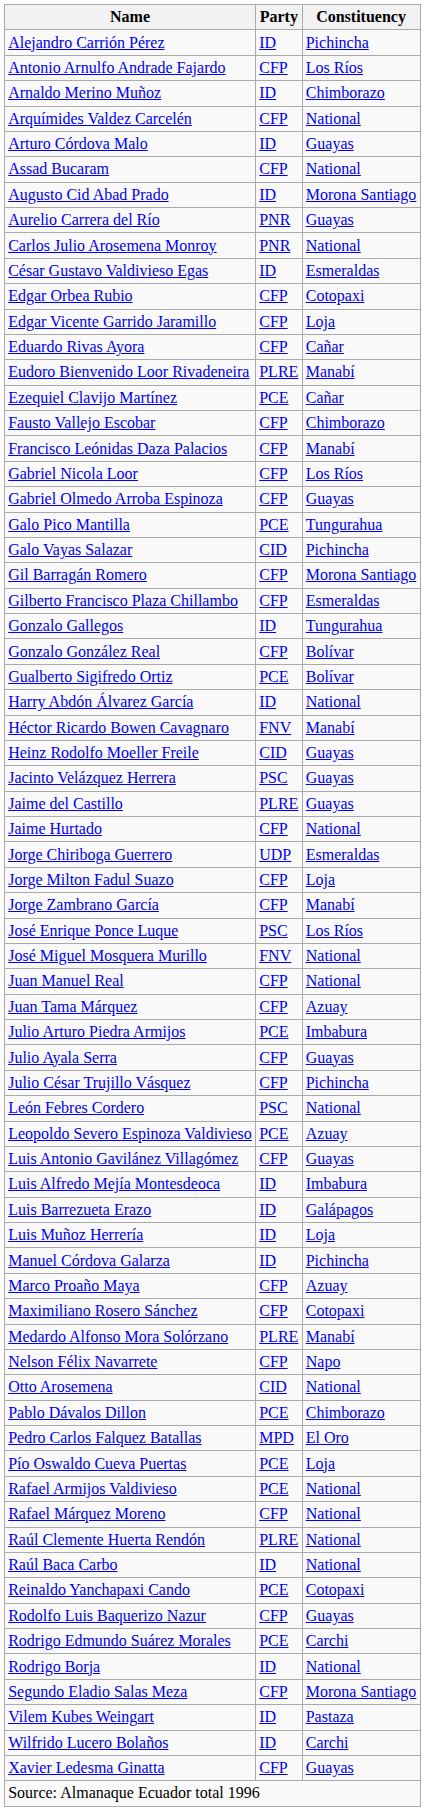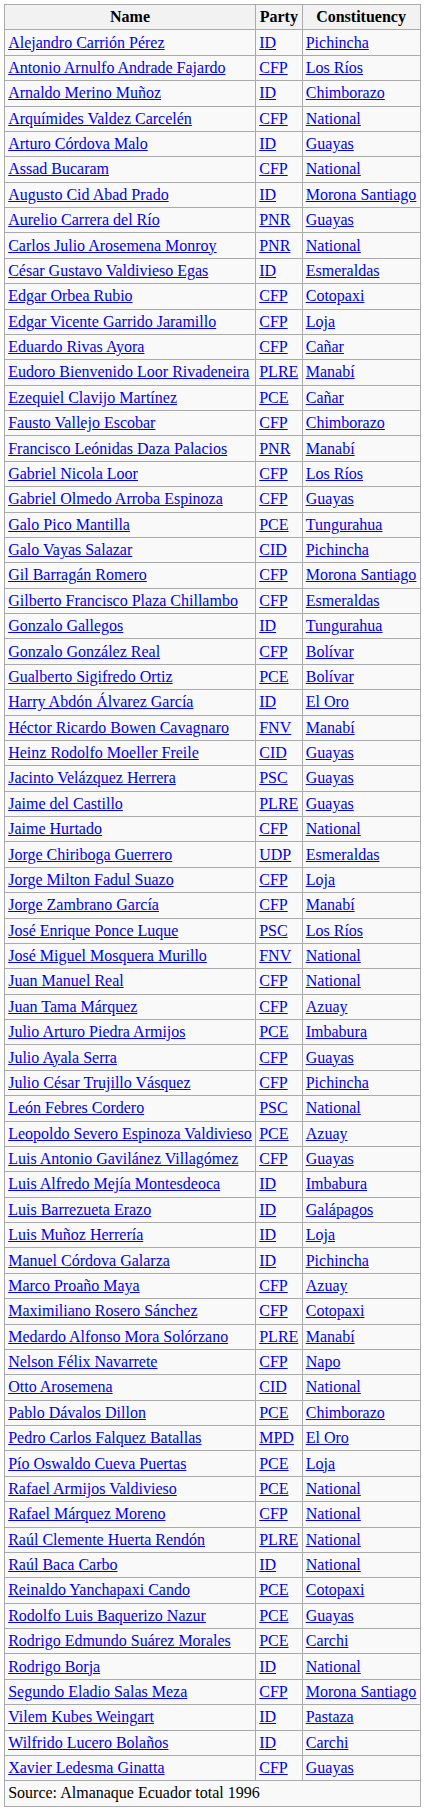(273, 448) CFP -> (275, 448) PNR
(333, 702) National -> (327, 702) El Oro
(273, 1615) CFP -> (274, 1615) PCE
